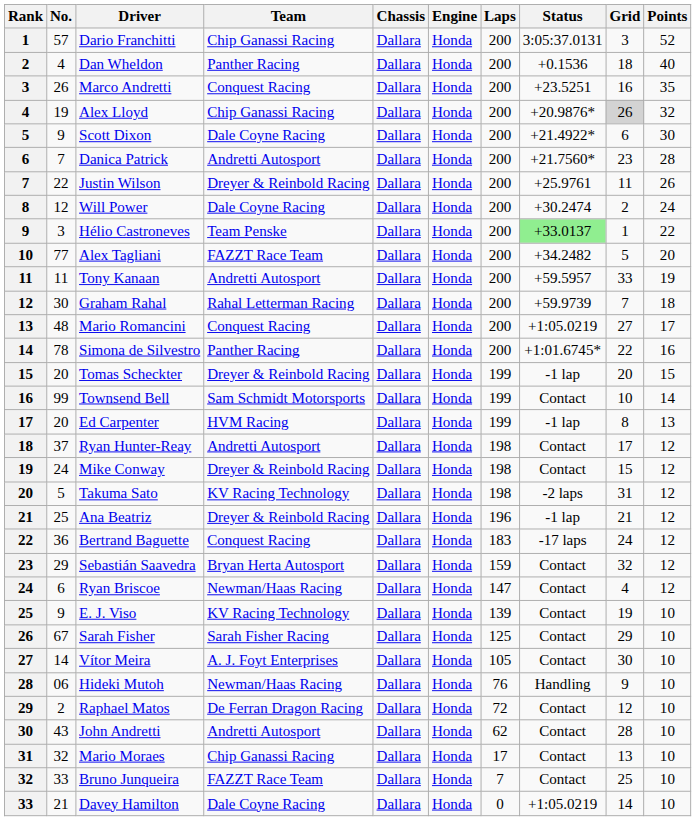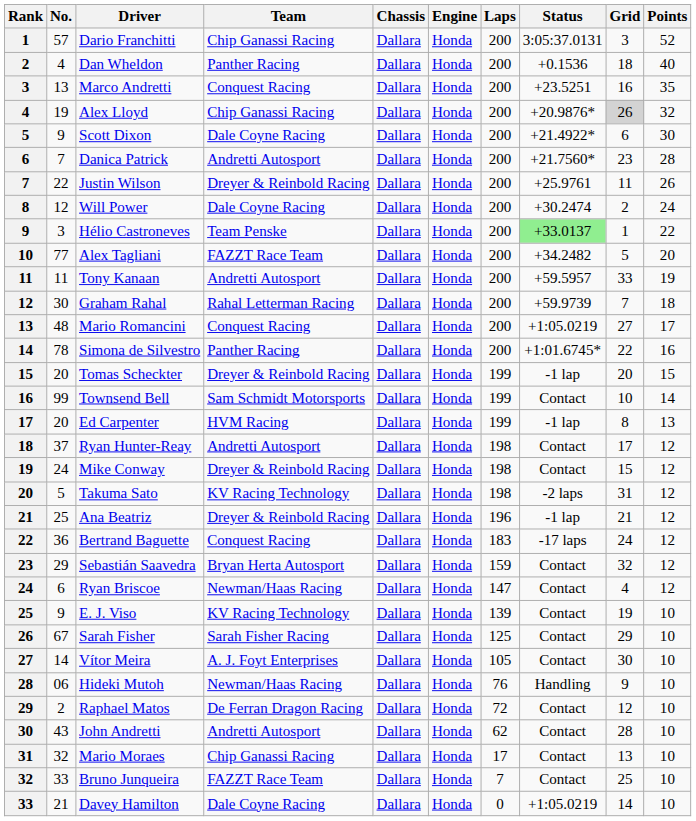(61, 87) 26 -> (61, 87) 13
